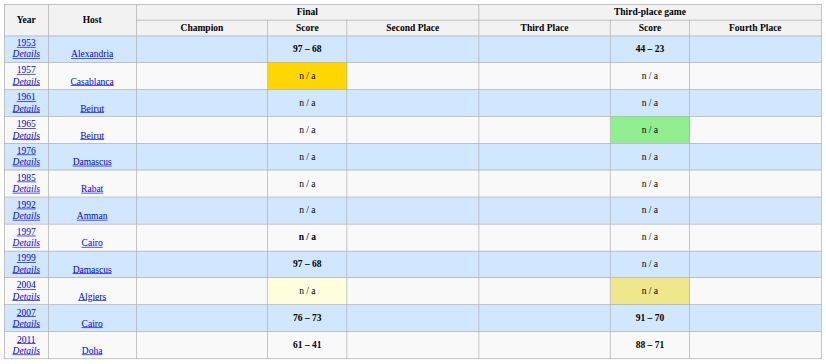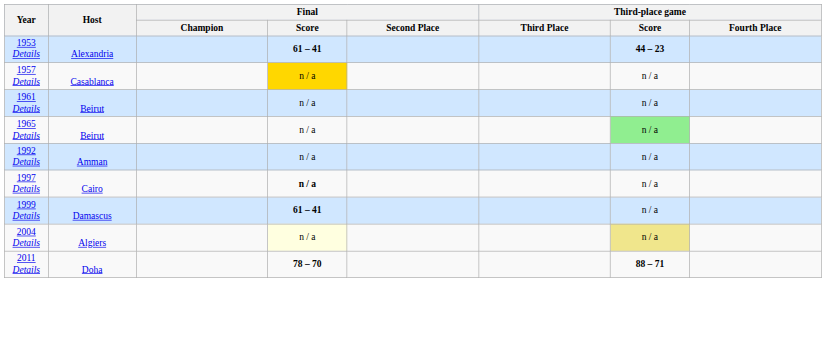(307, 49) 97 – 68 -> (307, 49) 61 – 41
- row: (26, 157)
- row: (26, 184)
(307, 264) 97 – 68 -> (307, 211) 61 – 41
- row: (26, 318)
(307, 345) 61 – 41 -> (307, 264) 78 – 70
